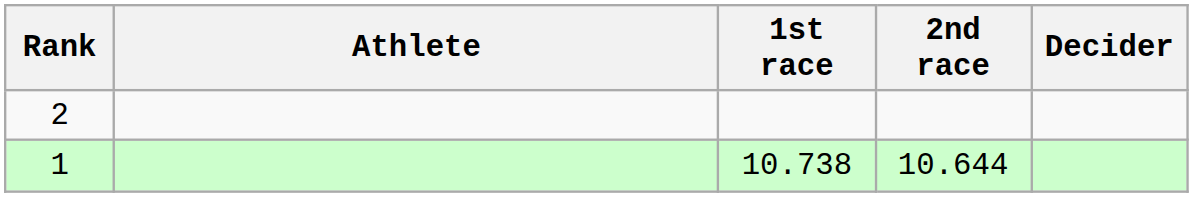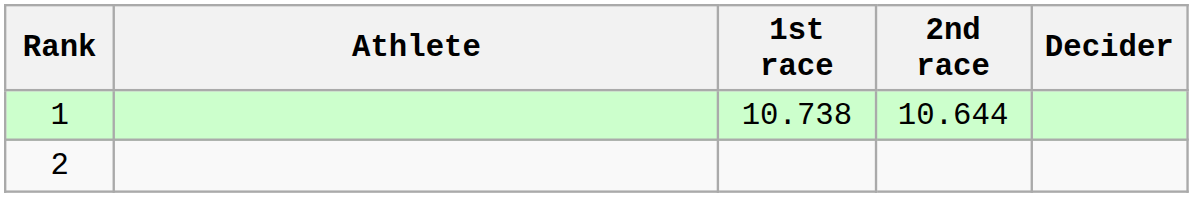rows swapped: (60, 166) <-> (60, 116)
